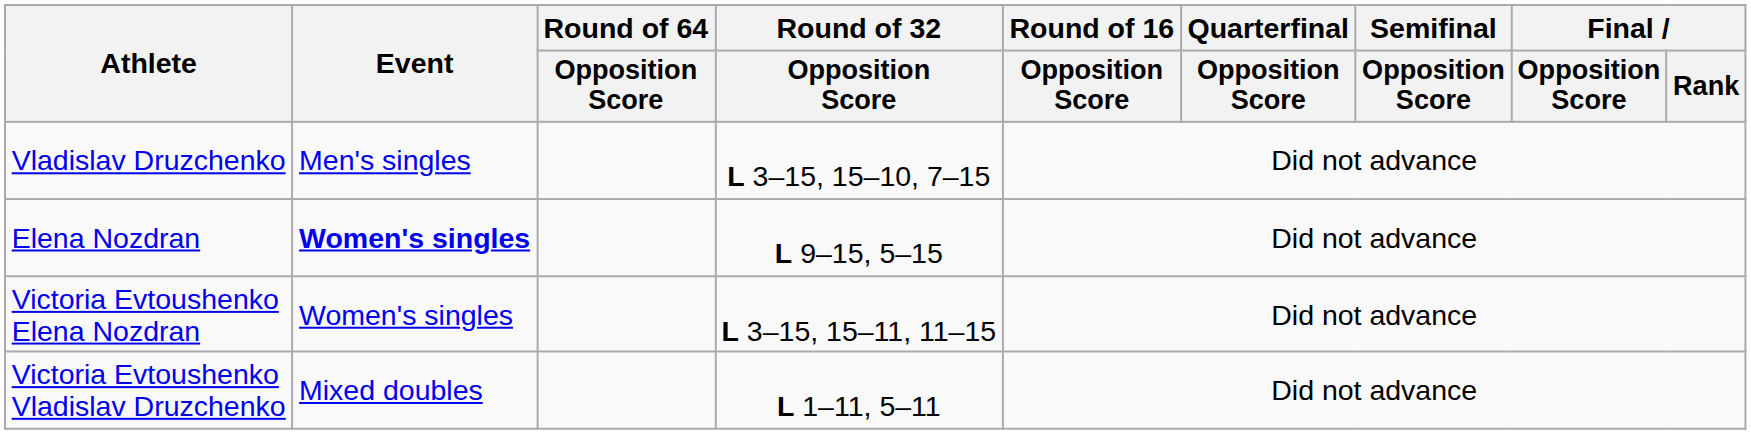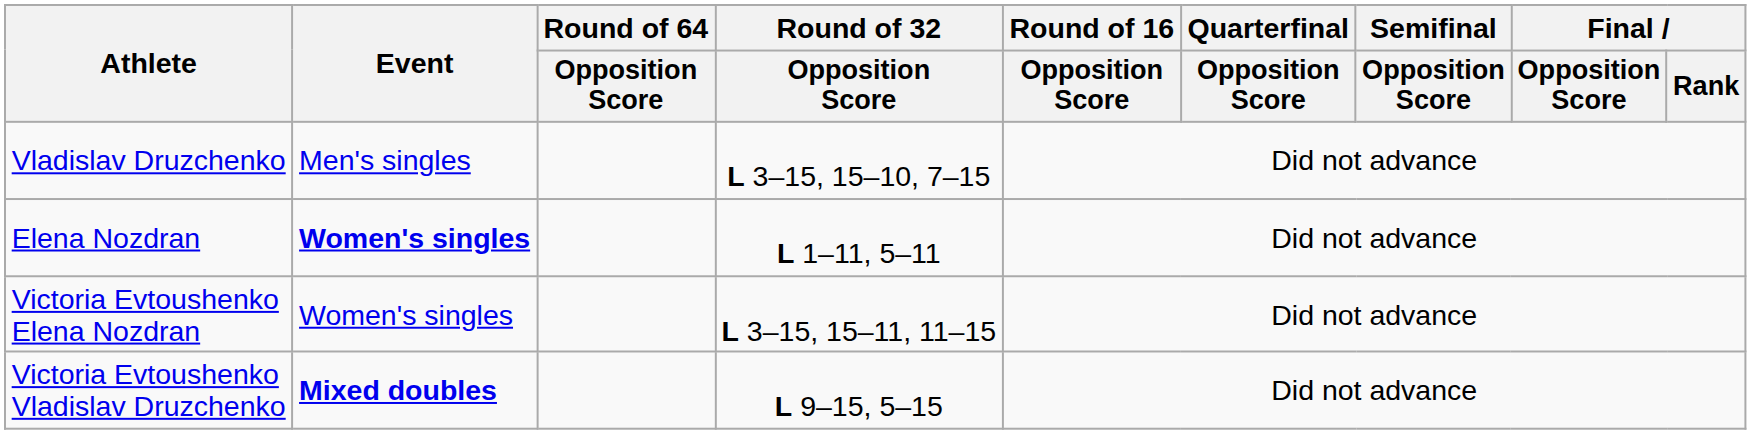(859, 254) L 9–15, 5–15 -> (859, 254) L 1–11, 5–11
(391, 391) normal -> (398, 391) bold
(859, 407) L 1–11, 5–11 -> (859, 407) L 9–15, 5–15
